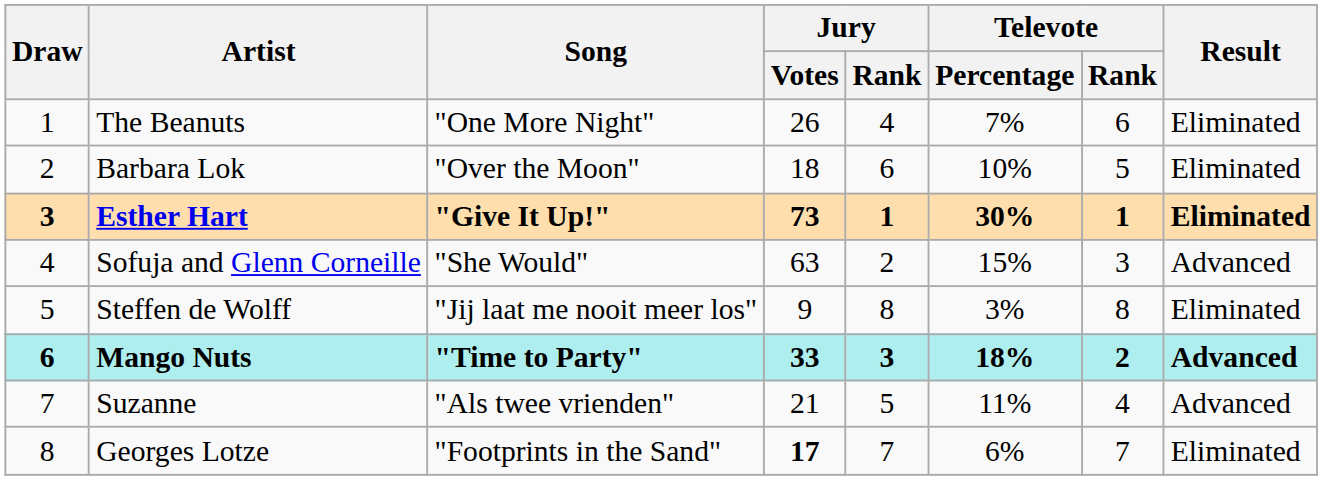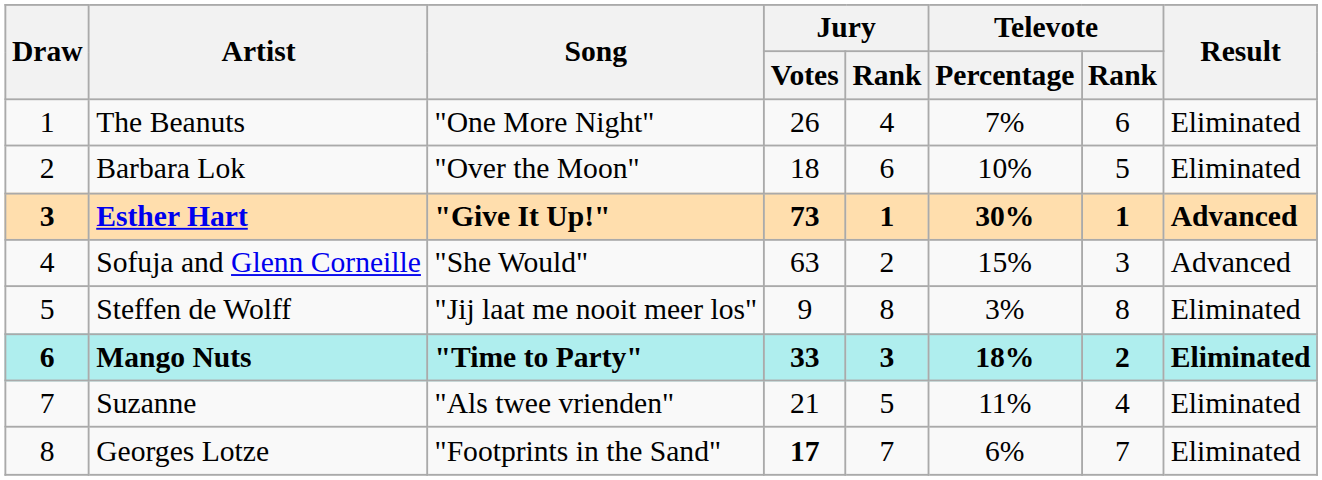(1241, 215) Eliminated -> (1234, 215) Advanced
(1234, 356) Advanced -> (1241, 356) Eliminated
(1231, 403) Advanced -> (1236, 403) Eliminated
